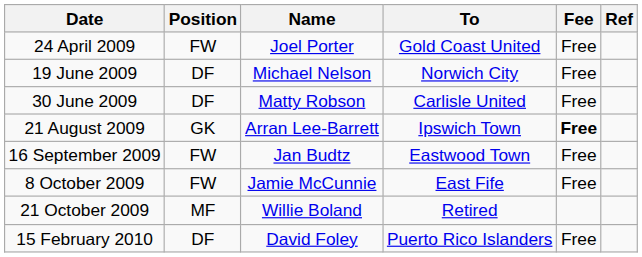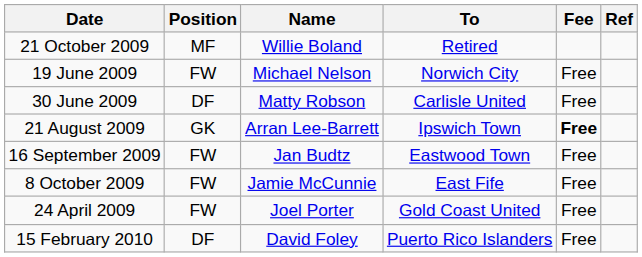rows swapped: (85, 46) <-> (85, 210)
(203, 73) DF -> (203, 73) FW
